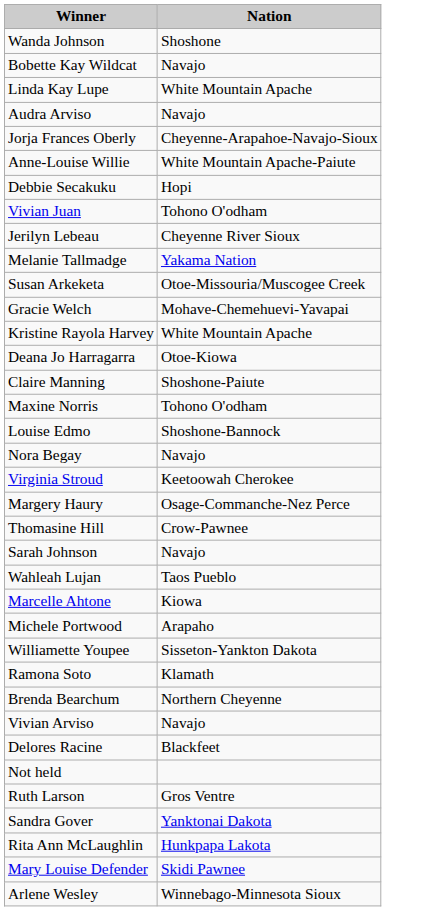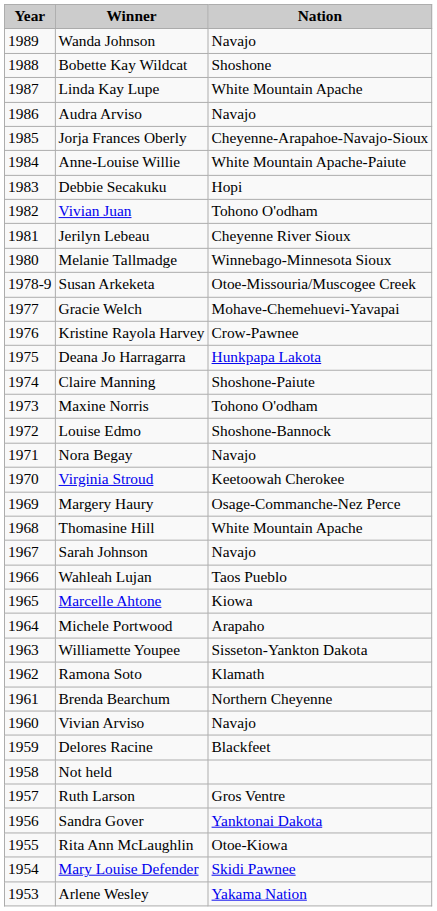+ column: (30, 16)
(191, 41) Shoshone -> (234, 41) Navajo
(183, 65) Navajo -> (241, 65) Shoshone
(209, 260) Yakama Nation -> (301, 260) Winnebago-Minnesota Sioux
(236, 333) White Mountain Apache -> (255, 333) Crow-Pawnee
(199, 357) Otoe-Kiowa -> (266, 357) Hunkpapa Lakota
(204, 528) Crow-Pawnee -> (287, 528) White Mountain Apache
(216, 844) Hunkpapa Lakota -> (250, 844) Otoe-Kiowa
(251, 893) Winnebago-Minnesota Sioux -> (259, 893) Yakama Nation
